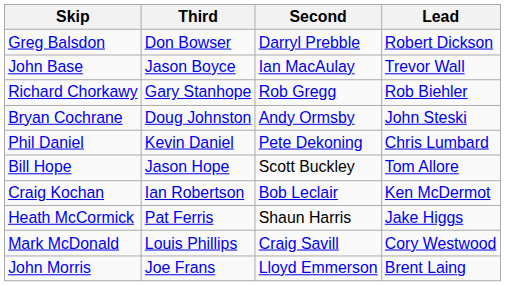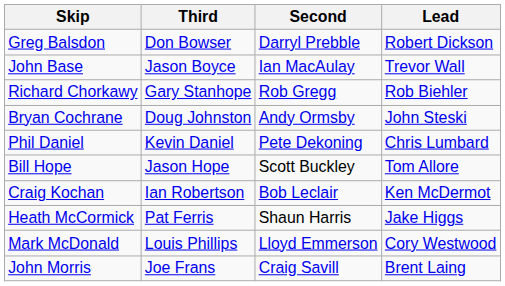(299, 243) Craig Savill -> (318, 243) Lloyd Emmerson
(318, 268) Lloyd Emmerson -> (299, 268) Craig Savill
